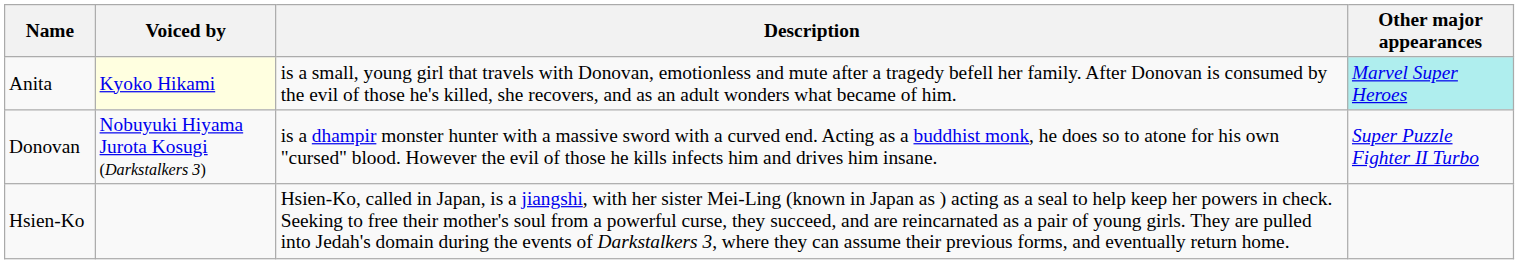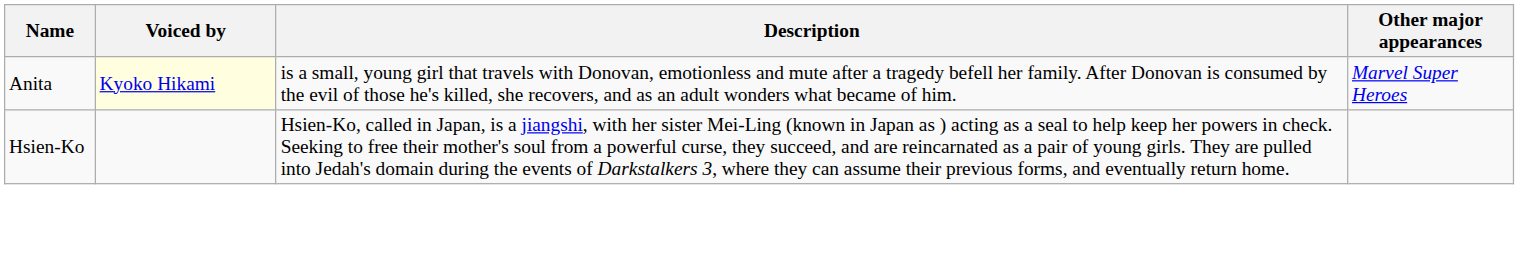(1405, 83) paleturquoise background -> (1405, 83) no background
- row: (45, 146)
